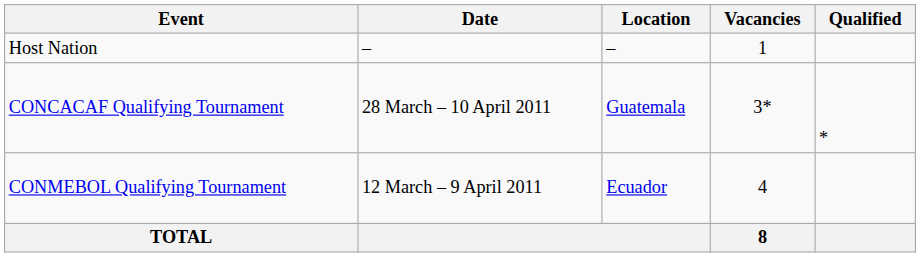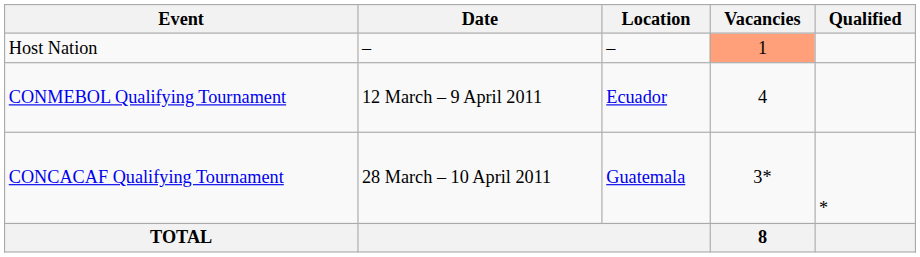(762, 47) no background -> (762, 47) lightsalmon background
rows swapped: (146, 107) <-> (147, 187)
